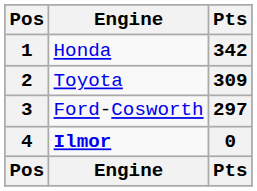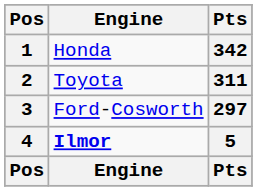(230, 81) 309 -> (230, 81) 311
(230, 141) 0 -> (230, 141) 5
